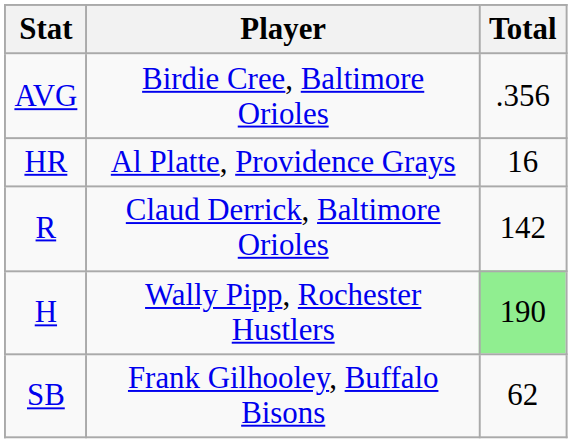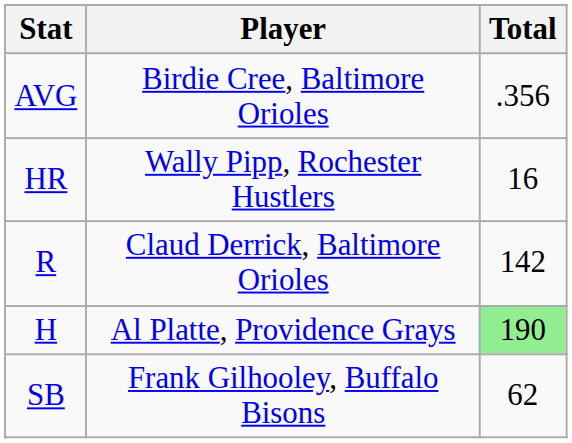(283, 161) Al Platte, Providence Grays -> (283, 179) Wally Pipp, Rochester Hustlers
(283, 311) Wally Pipp, Rochester Hustlers -> (283, 329) Al Platte, Providence Grays
